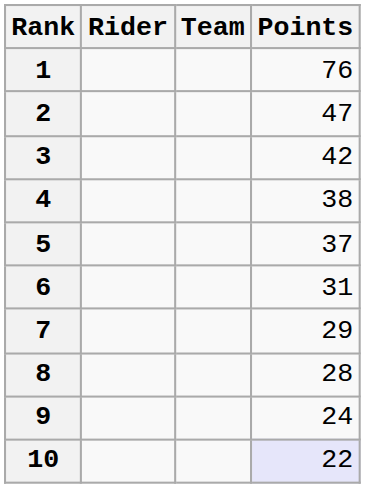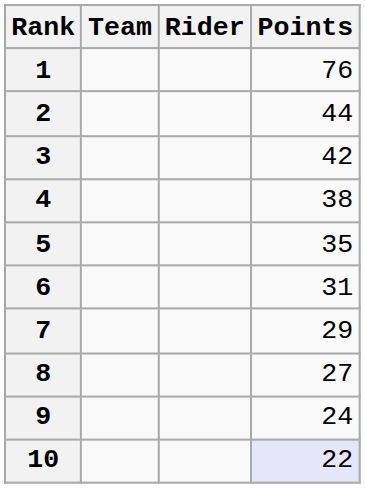columns swapped: (128, 27) <-> (213, 27)
(337, 114) 47 -> (337, 114) 44
(337, 244) 37 -> (337, 244) 35
(337, 374) 28 -> (337, 374) 27
